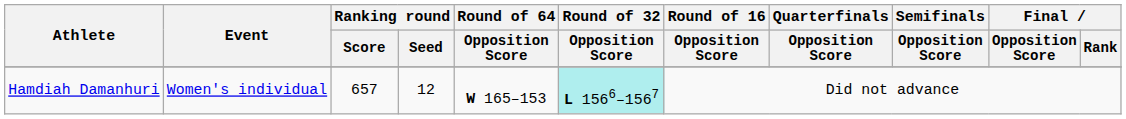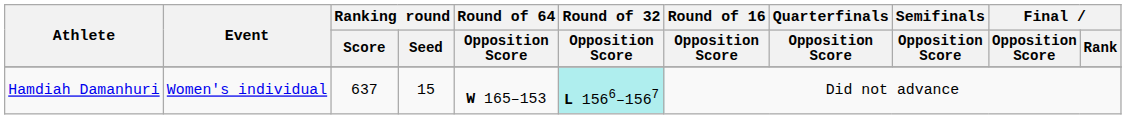(364, 90) 657 -> (364, 90) 637
(426, 90) 12 -> (426, 90) 15
